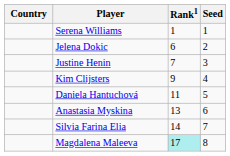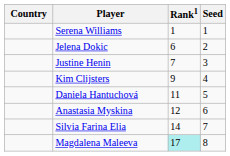(175, 111) 13 -> (175, 111) 12
